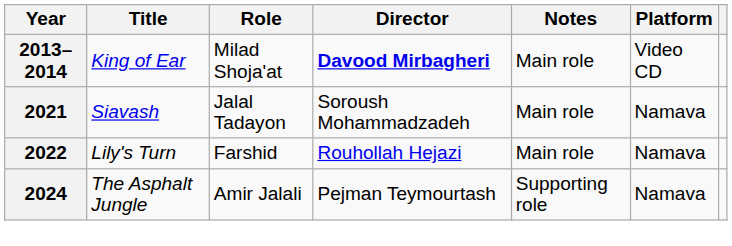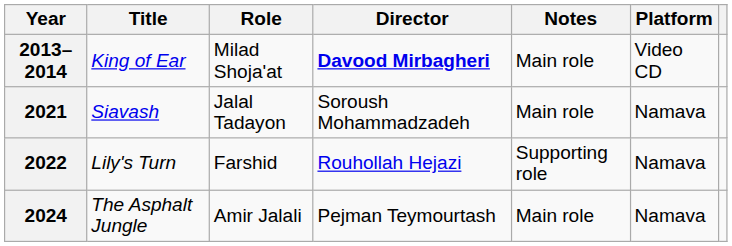(555, 153) Main role -> (562, 163) Supporting role
(562, 193) Supporting role -> (555, 215) Main role
